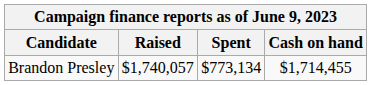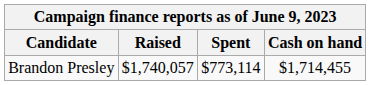(231, 67) $773,134 -> (231, 67) $773,114
